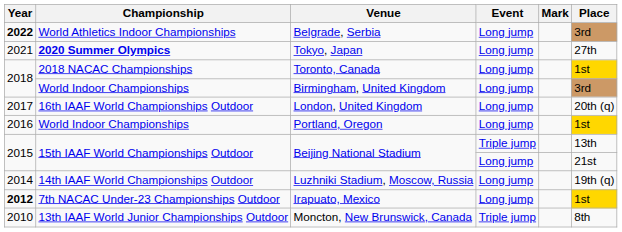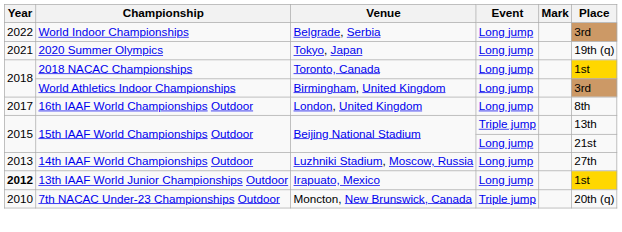(20, 32) bold -> (20, 32) normal
(137, 32) World Athletics Indoor Championships -> (114, 32) World Indoor Championships
(104, 50) bold -> (101, 50) normal
(585, 50) 27th -> (594, 50) 19th (q)
(114, 87) World Indoor Championships -> (137, 87) World Athletics Indoor Championships
(594, 106) 20th (q) -> (582, 106) 8th
- row: (338, 124)
(20, 180) 2014 -> (20, 161) 2013
(594, 180) 19th (q) -> (585, 161) 27th
(159, 198) 7th NACAC Under-23 Championships Outdoor -> (163, 180) 13th IAAF World Junior Championships Outdoor
(163, 217) 13th IAAF World Junior Championships Outdoor -> (159, 198) 7th NACAC Under-23 Championships Outdoor
(582, 217) 8th -> (594, 198) 20th (q)
